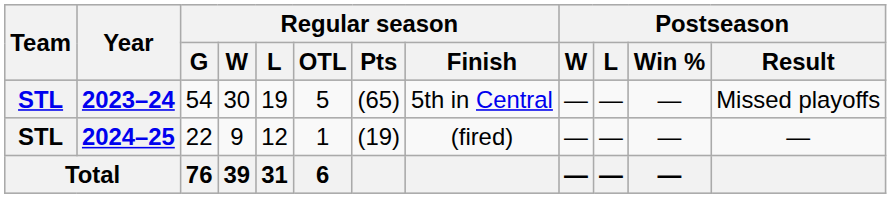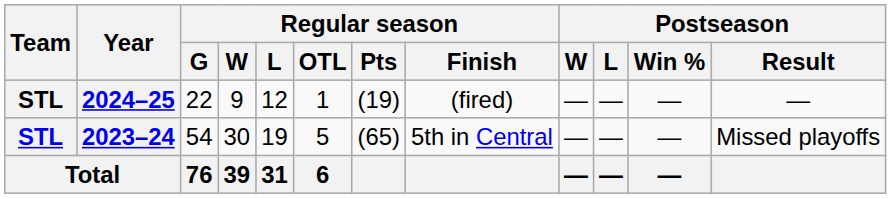rows swapped: (128, 99) <-> (128, 137)
